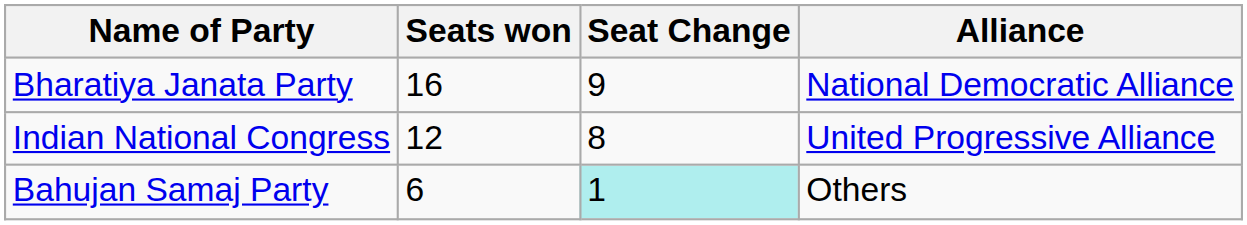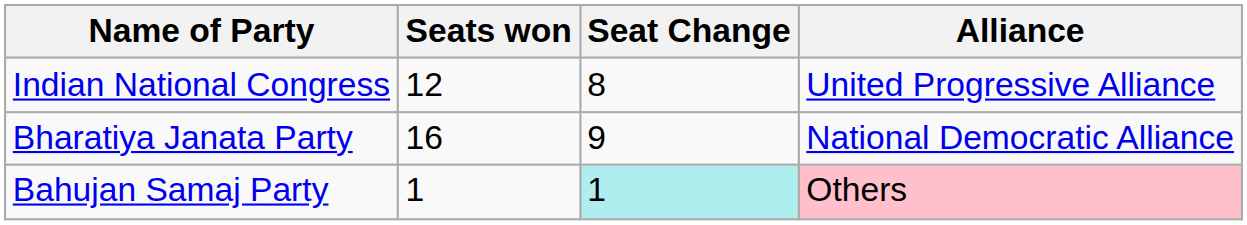rows swapped: (183, 84) <-> (201, 137)
(415, 191) 6 -> (415, 191) 1
(857, 191) no background -> (857, 191) pink background
